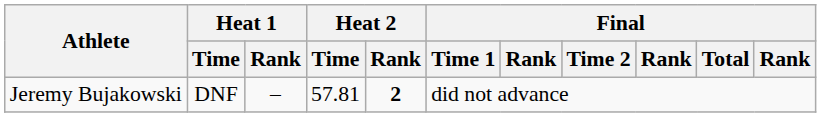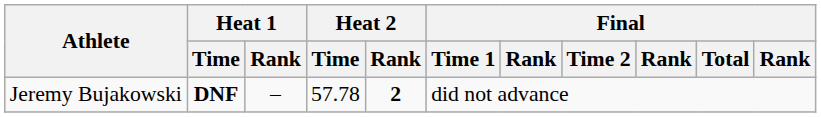(216, 94) normal -> (216, 94) bold
(336, 94) 57.81 -> (336, 94) 57.78
